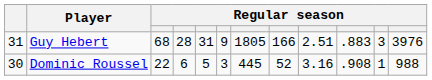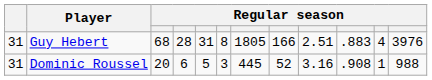(224, 43) 9 -> (224, 43) 8
(381, 43) 3 -> (381, 43) 4
(16, 64) 30 -> (16, 64) 31
(162, 64) 22 -> (162, 64) 20
